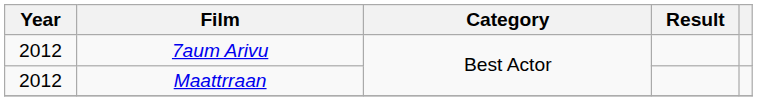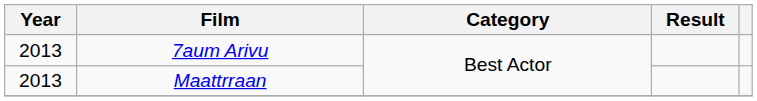(40, 50) 2012 -> (40, 50) 2013
(40, 80) 2012 -> (40, 80) 2013
